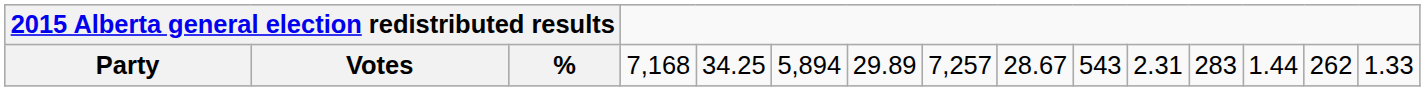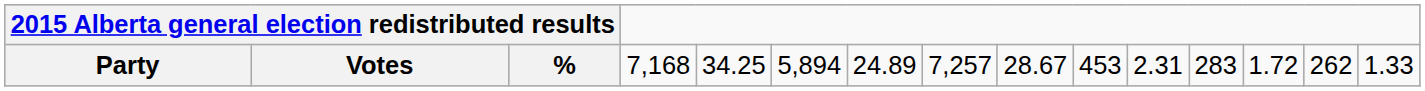(885, 65) 29.89 -> (885, 65) 24.89
(1100, 65) 543 -> (1100, 65) 453
(1273, 65) 1.44 -> (1273, 65) 1.72
